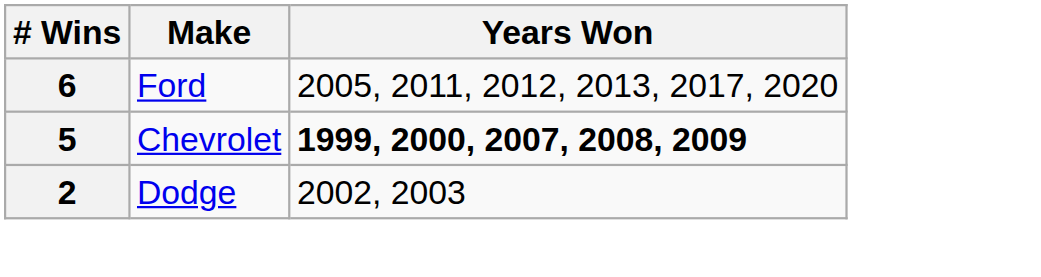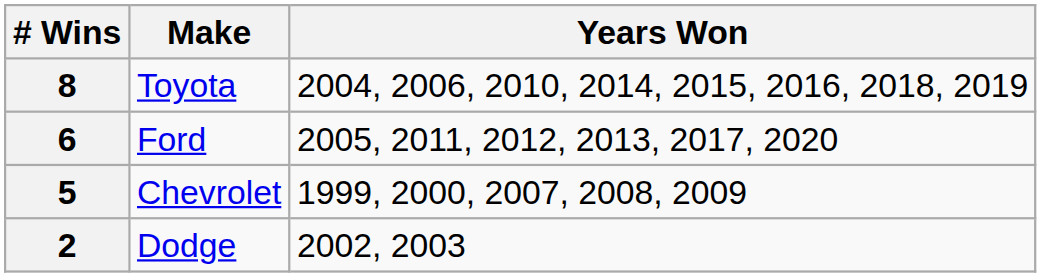+ row: (67, 85)
(522, 139) bold -> (522, 192) normal
